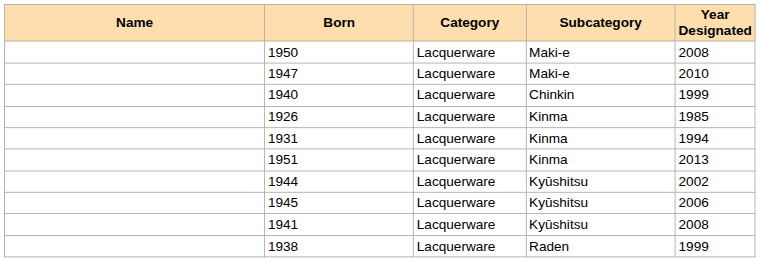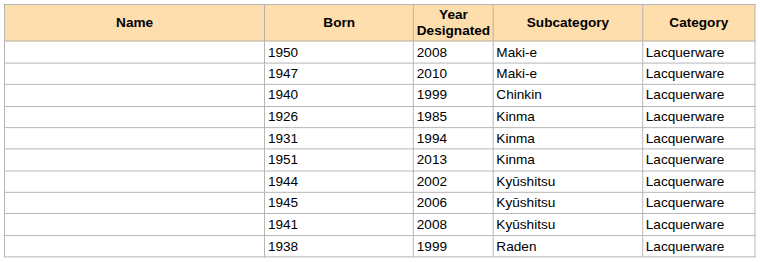columns swapped: (470, 22) <-> (715, 22)
